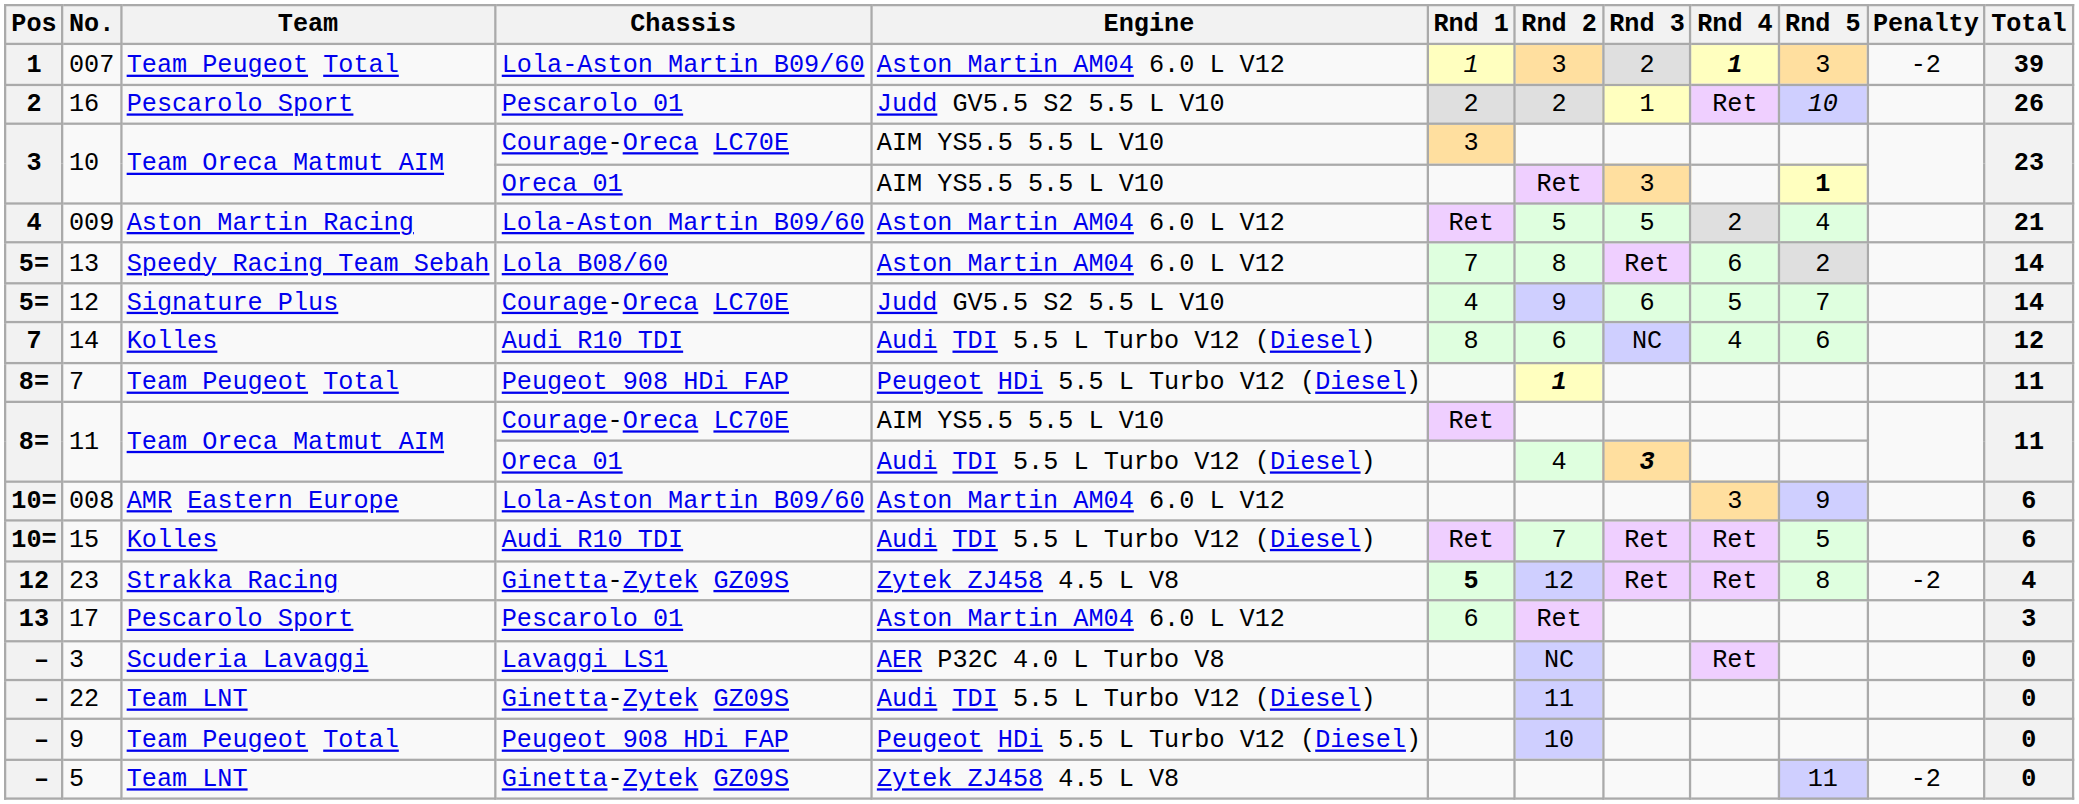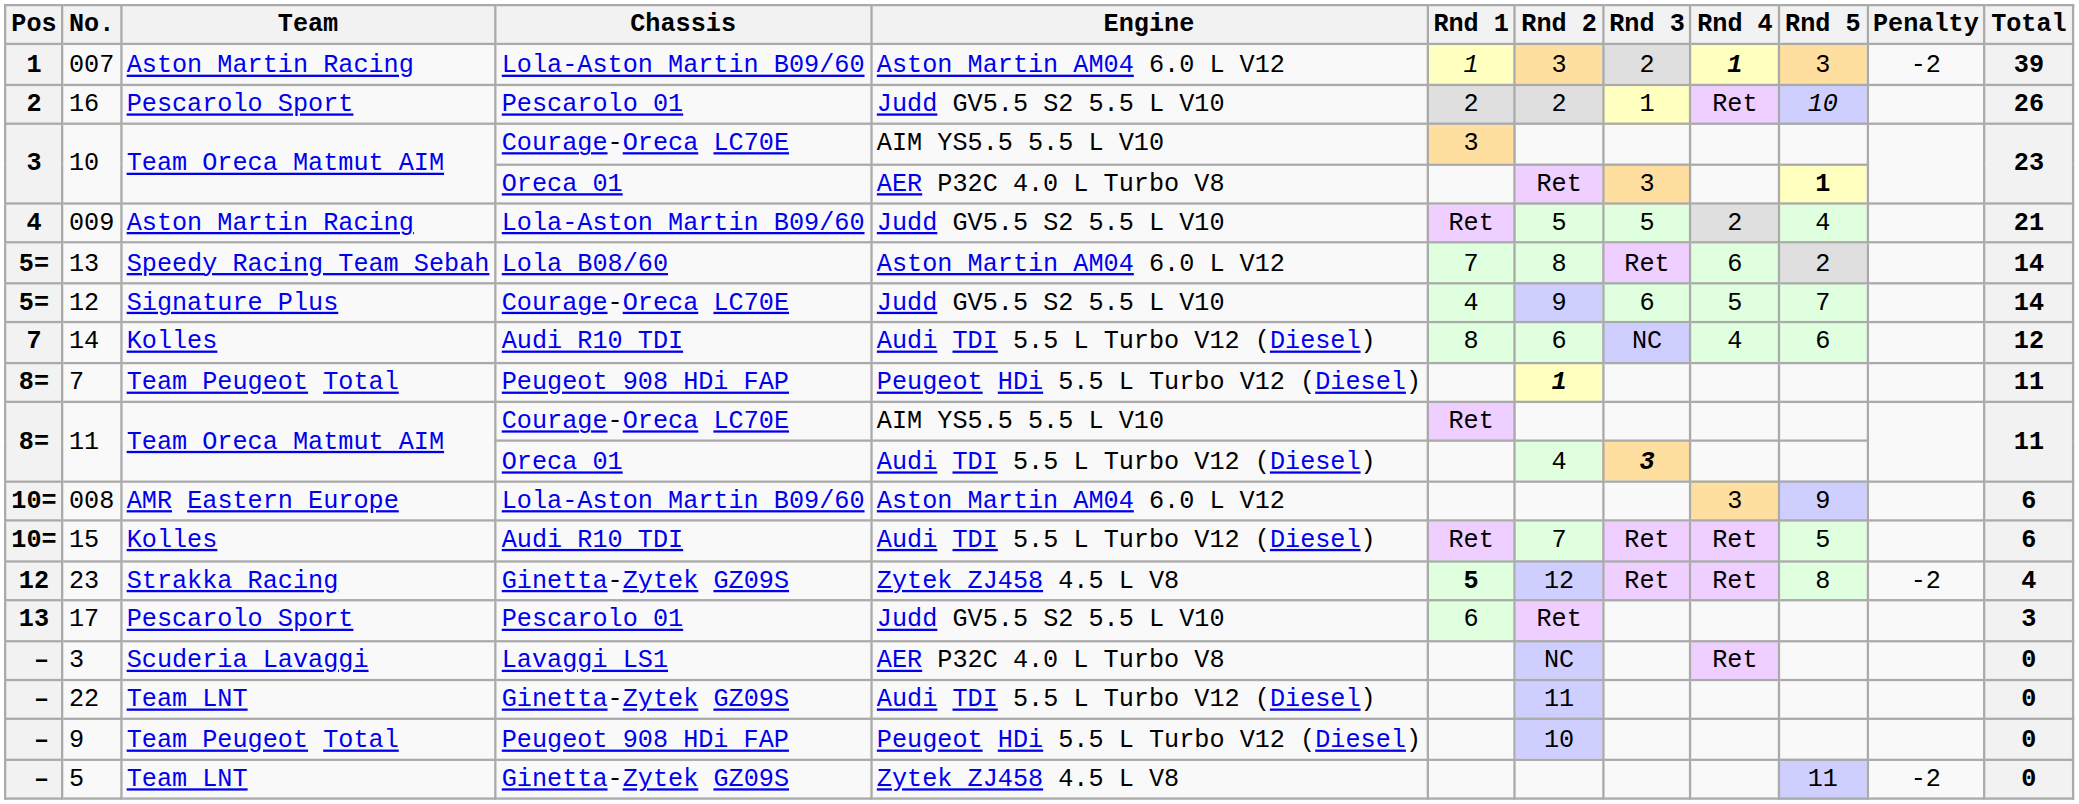(263, 65) Team Peugeot Total -> (270, 65) Aston Martin Racing
(1020, 184) AIM YS5.5 5.5 L V10 -> (1051, 184) AER P32C 4.0 L Turbo V8
(1081, 223) Aston Martin AM04 6.0 L V12 -> (1051, 223) Judd GV5.5 S2 5.5 L V10
(1081, 620) Aston Martin AM04 6.0 L V12 -> (1051, 620) Judd GV5.5 S2 5.5 L V10
